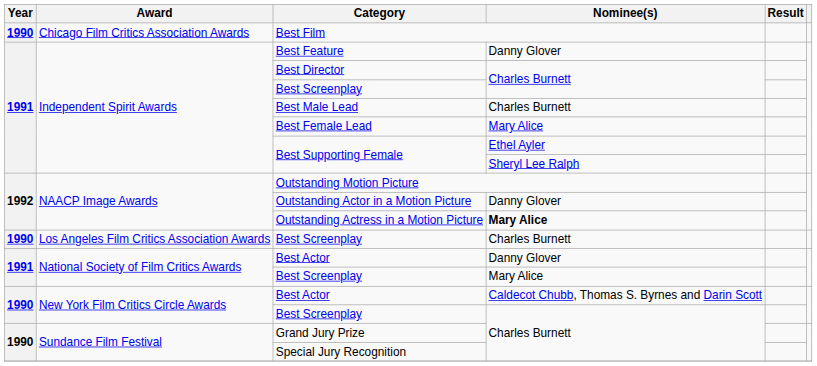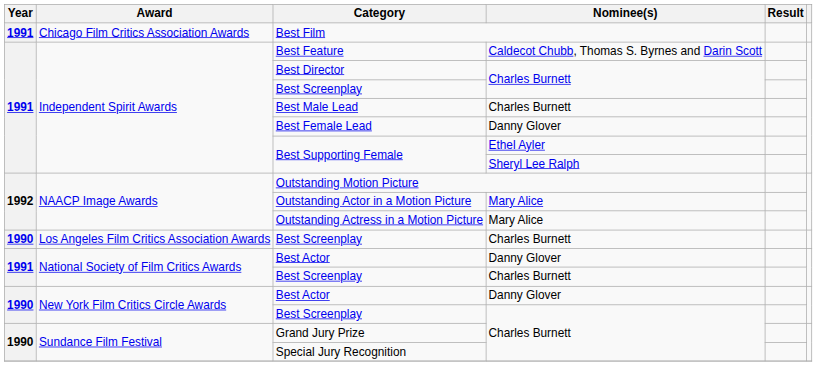(20, 32) 1990 -> (20, 32) 1991
(525, 51) Danny Glover -> (625, 51) Caldecot Chubb, Thomas S. Byrnes and Darin Scott
(516, 126) Mary Alice -> (525, 126) Danny Glover
(525, 201) Danny Glover -> (516, 201) Mary Alice
(518, 220) bold -> (516, 220) normal
(516, 276) Mary Alice -> (530, 276) Charles Burnett
(625, 295) Caldecot Chubb, Thomas S. Byrnes and Darin Scott -> (525, 295) Danny Glover
